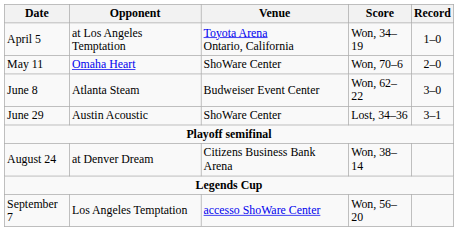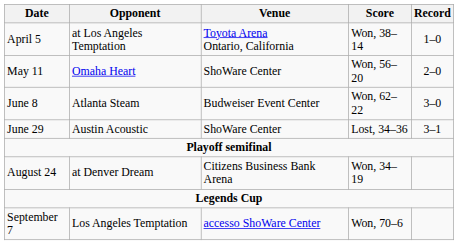(374, 39) Won, 34–19 -> (374, 39) Won, 38–14
(377, 64) Won, 70–6 -> (374, 71) Won, 56–20
(374, 159) Won, 38–14 -> (374, 173) Won, 34–19
(374, 210) Won, 56–20 -> (377, 224) Won, 70–6
